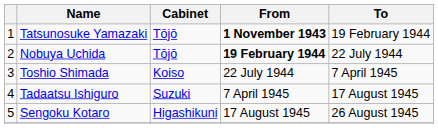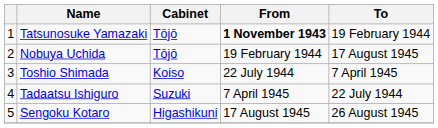(274, 53) bold -> (272, 53) normal
(367, 53) 22 July 1944 -> (375, 53) 17 August 1945
(375, 93) 17 August 1945 -> (367, 93) 22 July 1944
